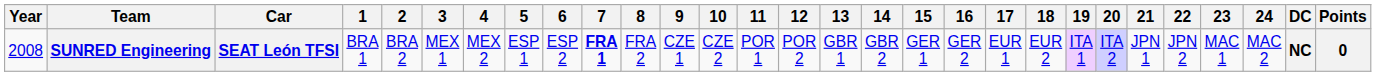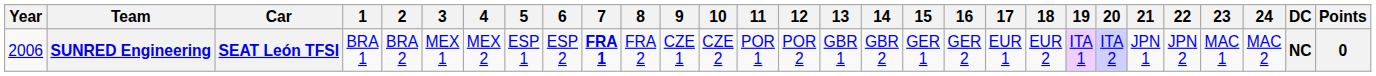(26, 50) 2008 -> (26, 50) 2006
